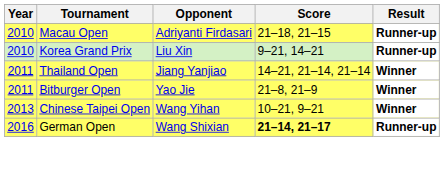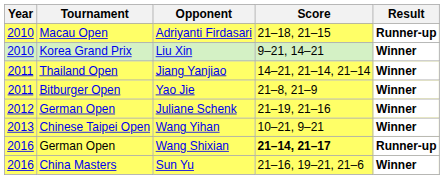(406, 52) Runner-up -> (396, 52) Winner
+ row: (196, 109)
+ row: (175, 165)
